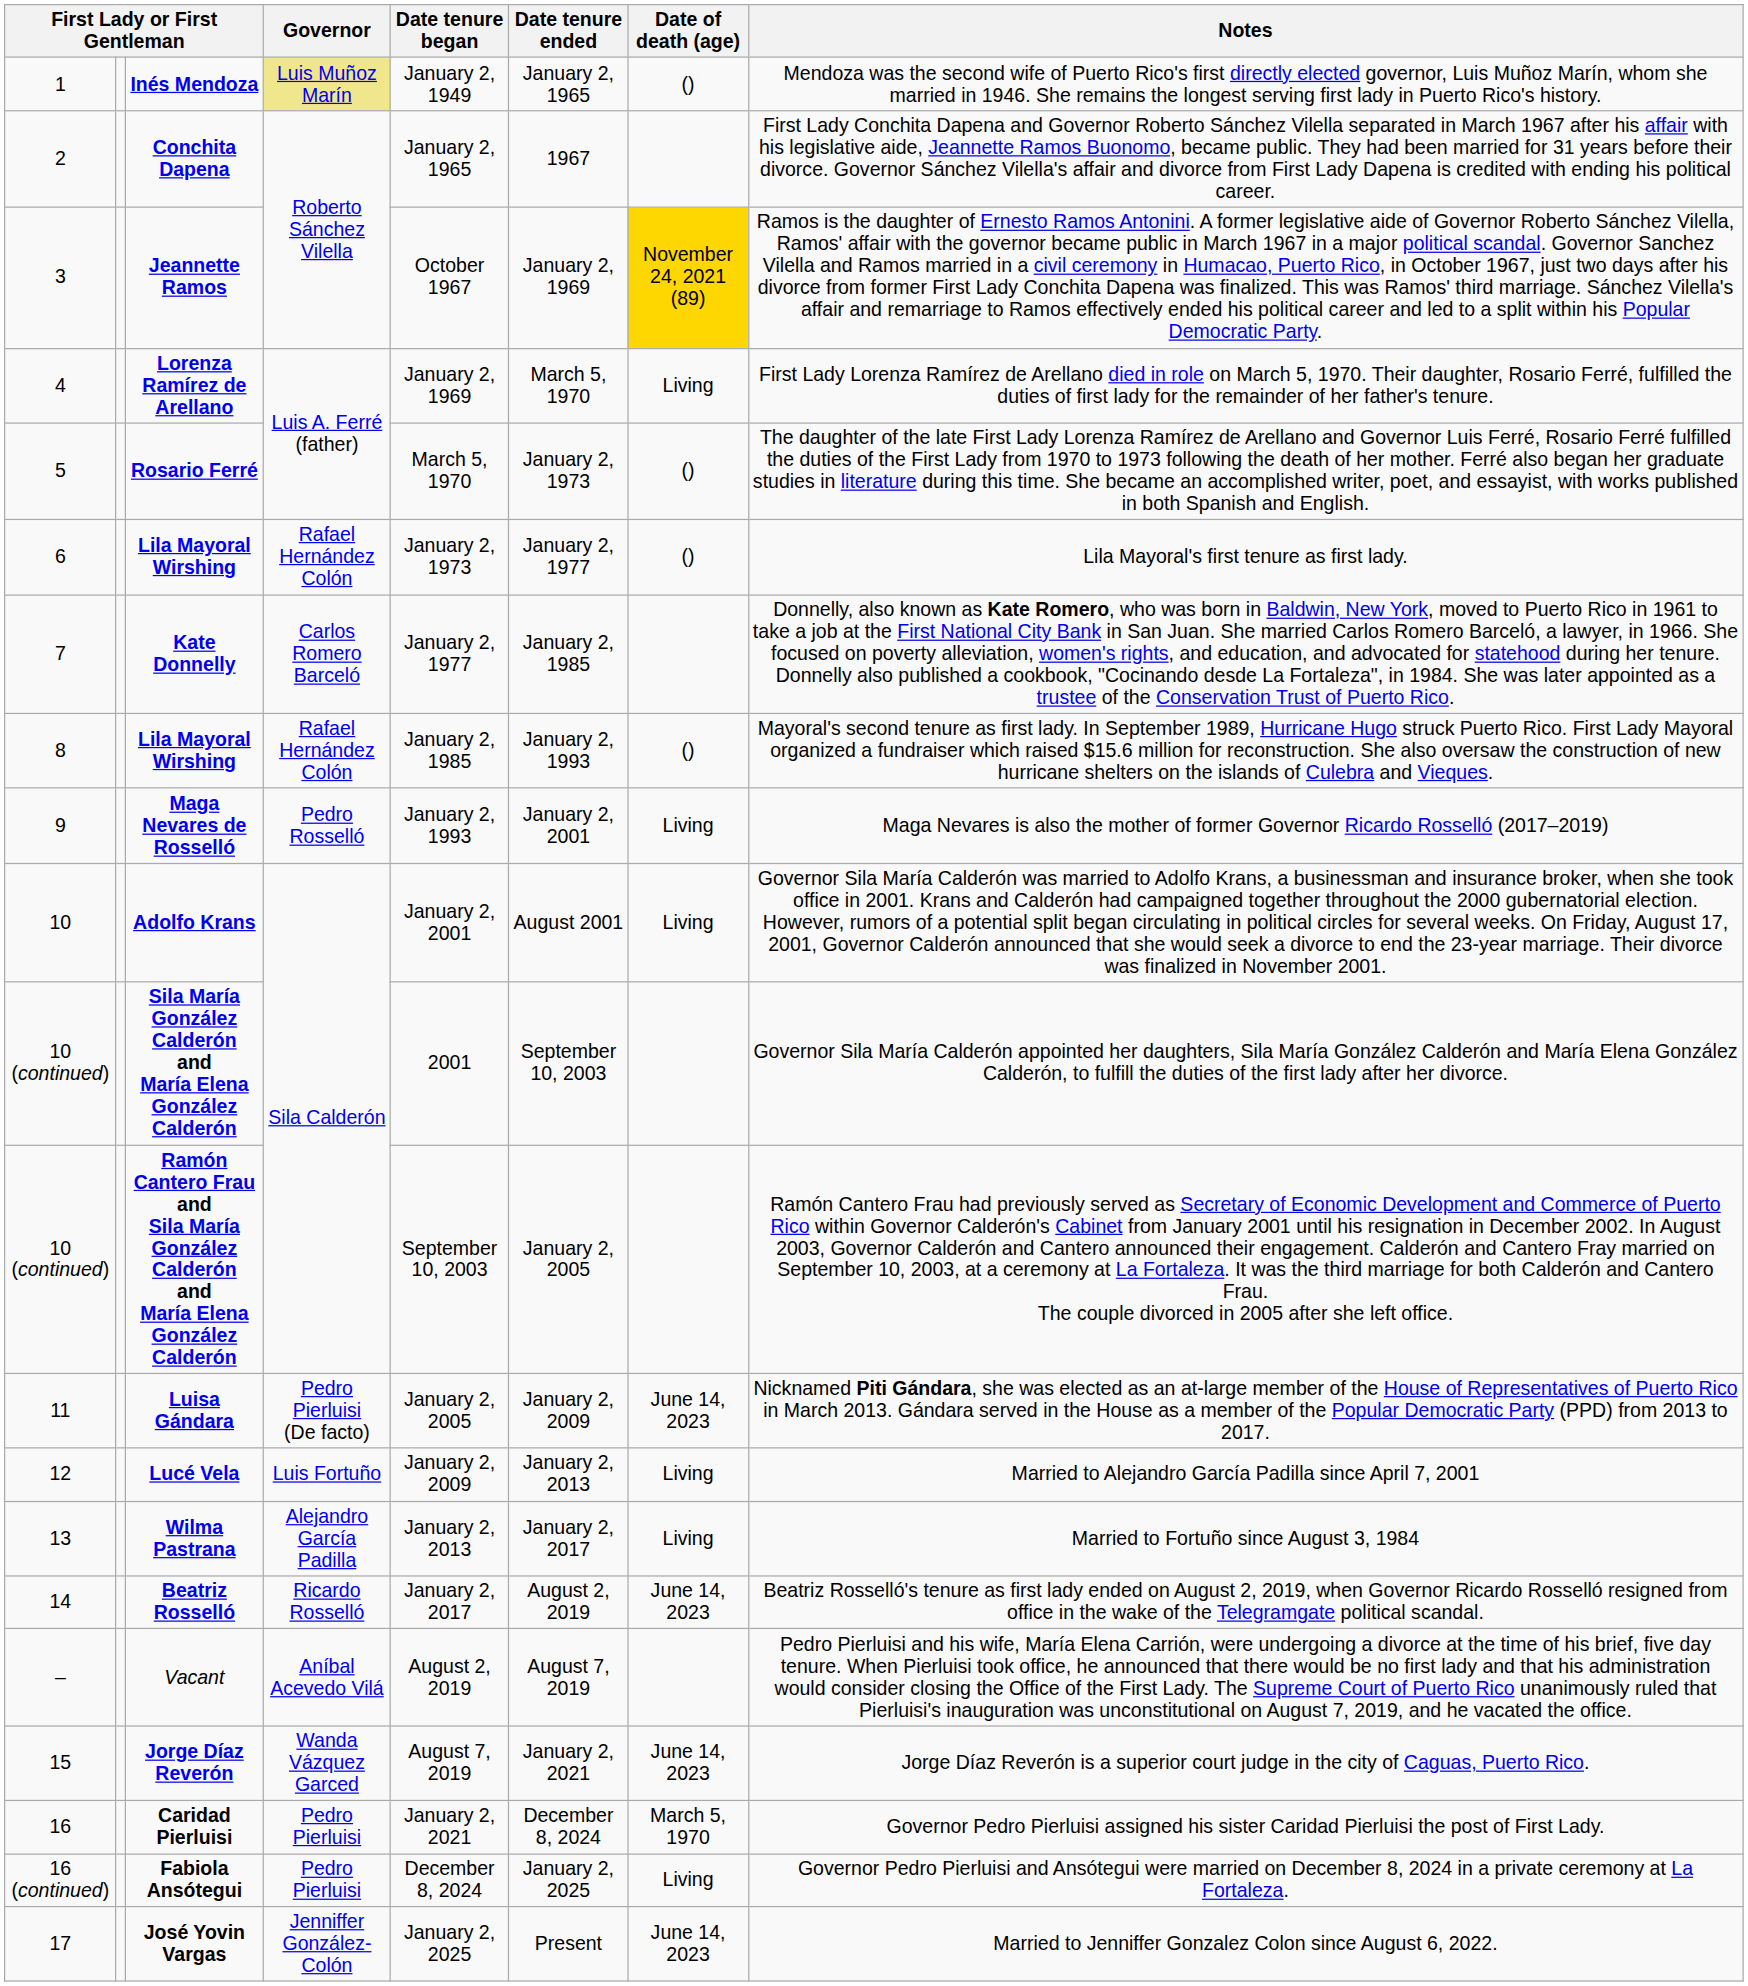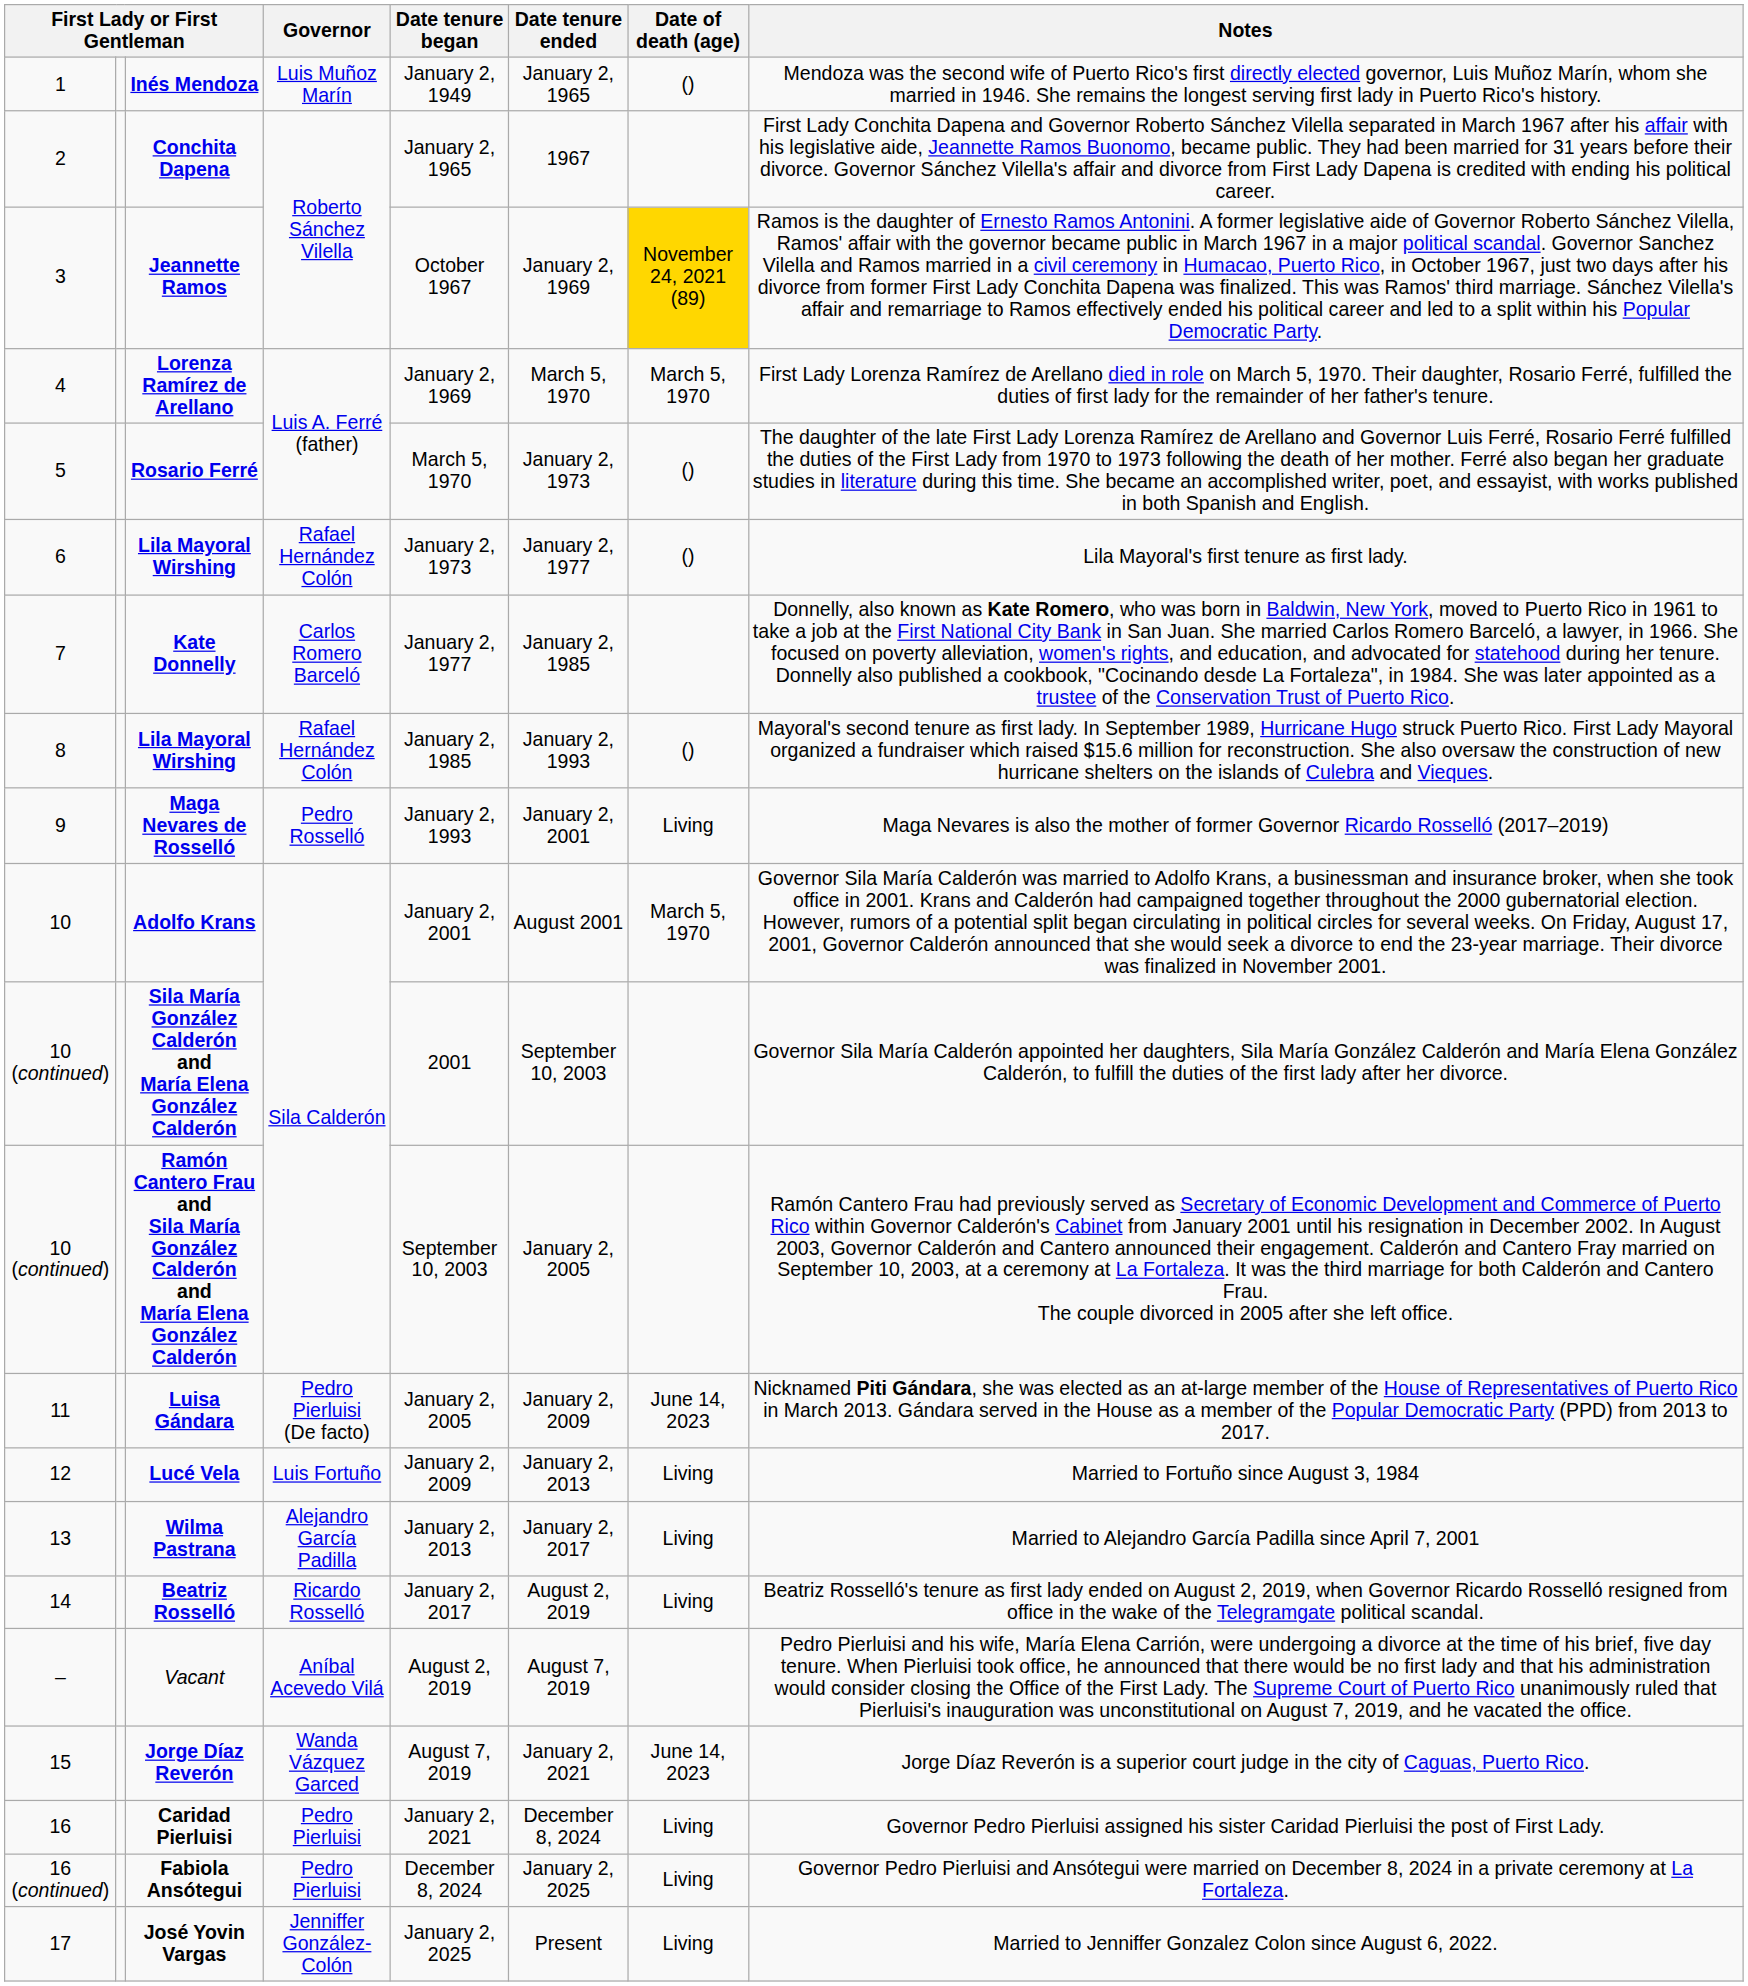(327, 83) khaki background -> (327, 83) no background
(688, 385) Living -> (688, 385) March 5, 1970
(688, 922) Living -> (688, 922) March 5, 1970
(1245, 1474) Married to Alejandro García Padilla since April 7, 2001 -> (1245, 1474) Married to Fortuño since August 3, 1984
(1245, 1538) Married to Fortuño since August 3, 1984 -> (1245, 1538) Married to Alejandro García Padilla since April 7, 2001
(688, 1602) June 14, 2023 -> (688, 1602) Living
(688, 1826) March 5, 1970 -> (688, 1826) Living
(688, 1943) June 14, 2023 -> (688, 1943) Living
